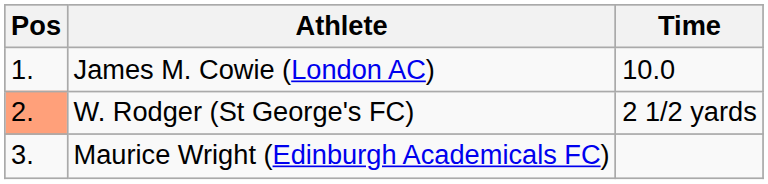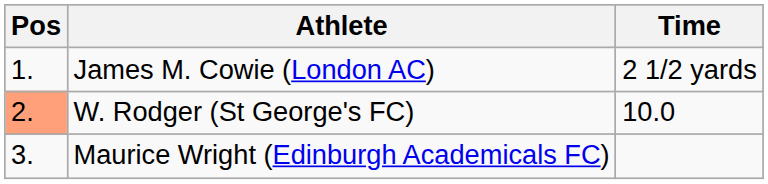(649, 69) 10.0 -> (689, 69) 2 1/2 yards
(689, 112) 2 1/2 yards -> (649, 112) 10.0
